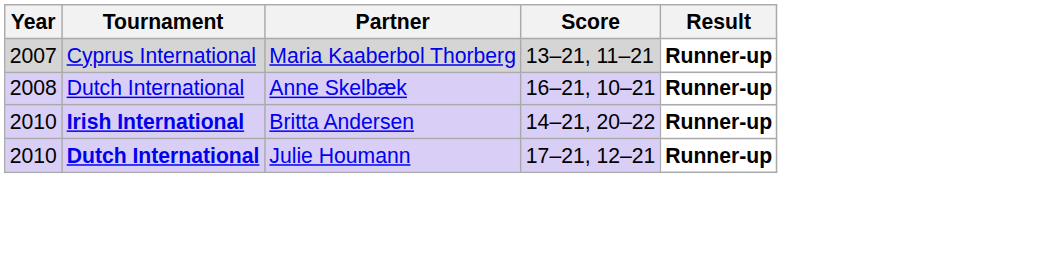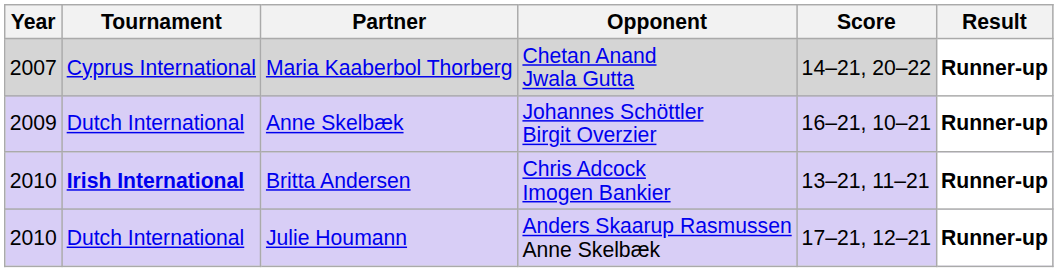+ column: (657, 22)
(590, 55) 13–21, 11–21 -> (866, 67) 14–21, 20–22
(33, 89) 2008 -> (33, 124) 2009
(591, 122) 14–21, 20–22 -> (866, 181) 13–21, 11–21
(163, 156) bold -> (155, 238) normal
